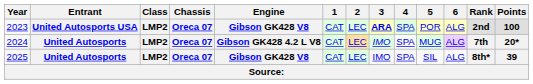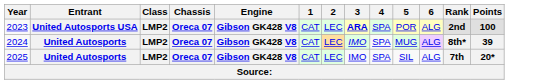(269, 41) Gibson GK428 4.2 L V8 -> (257, 41) Gibson GK428 V8
(481, 41) 7th -> (457, 41) 8th*
(512, 41) 20* -> (488, 41) 39
(481, 56) 8th* -> (457, 56) 7th
(512, 56) 39 -> (488, 56) 20*
